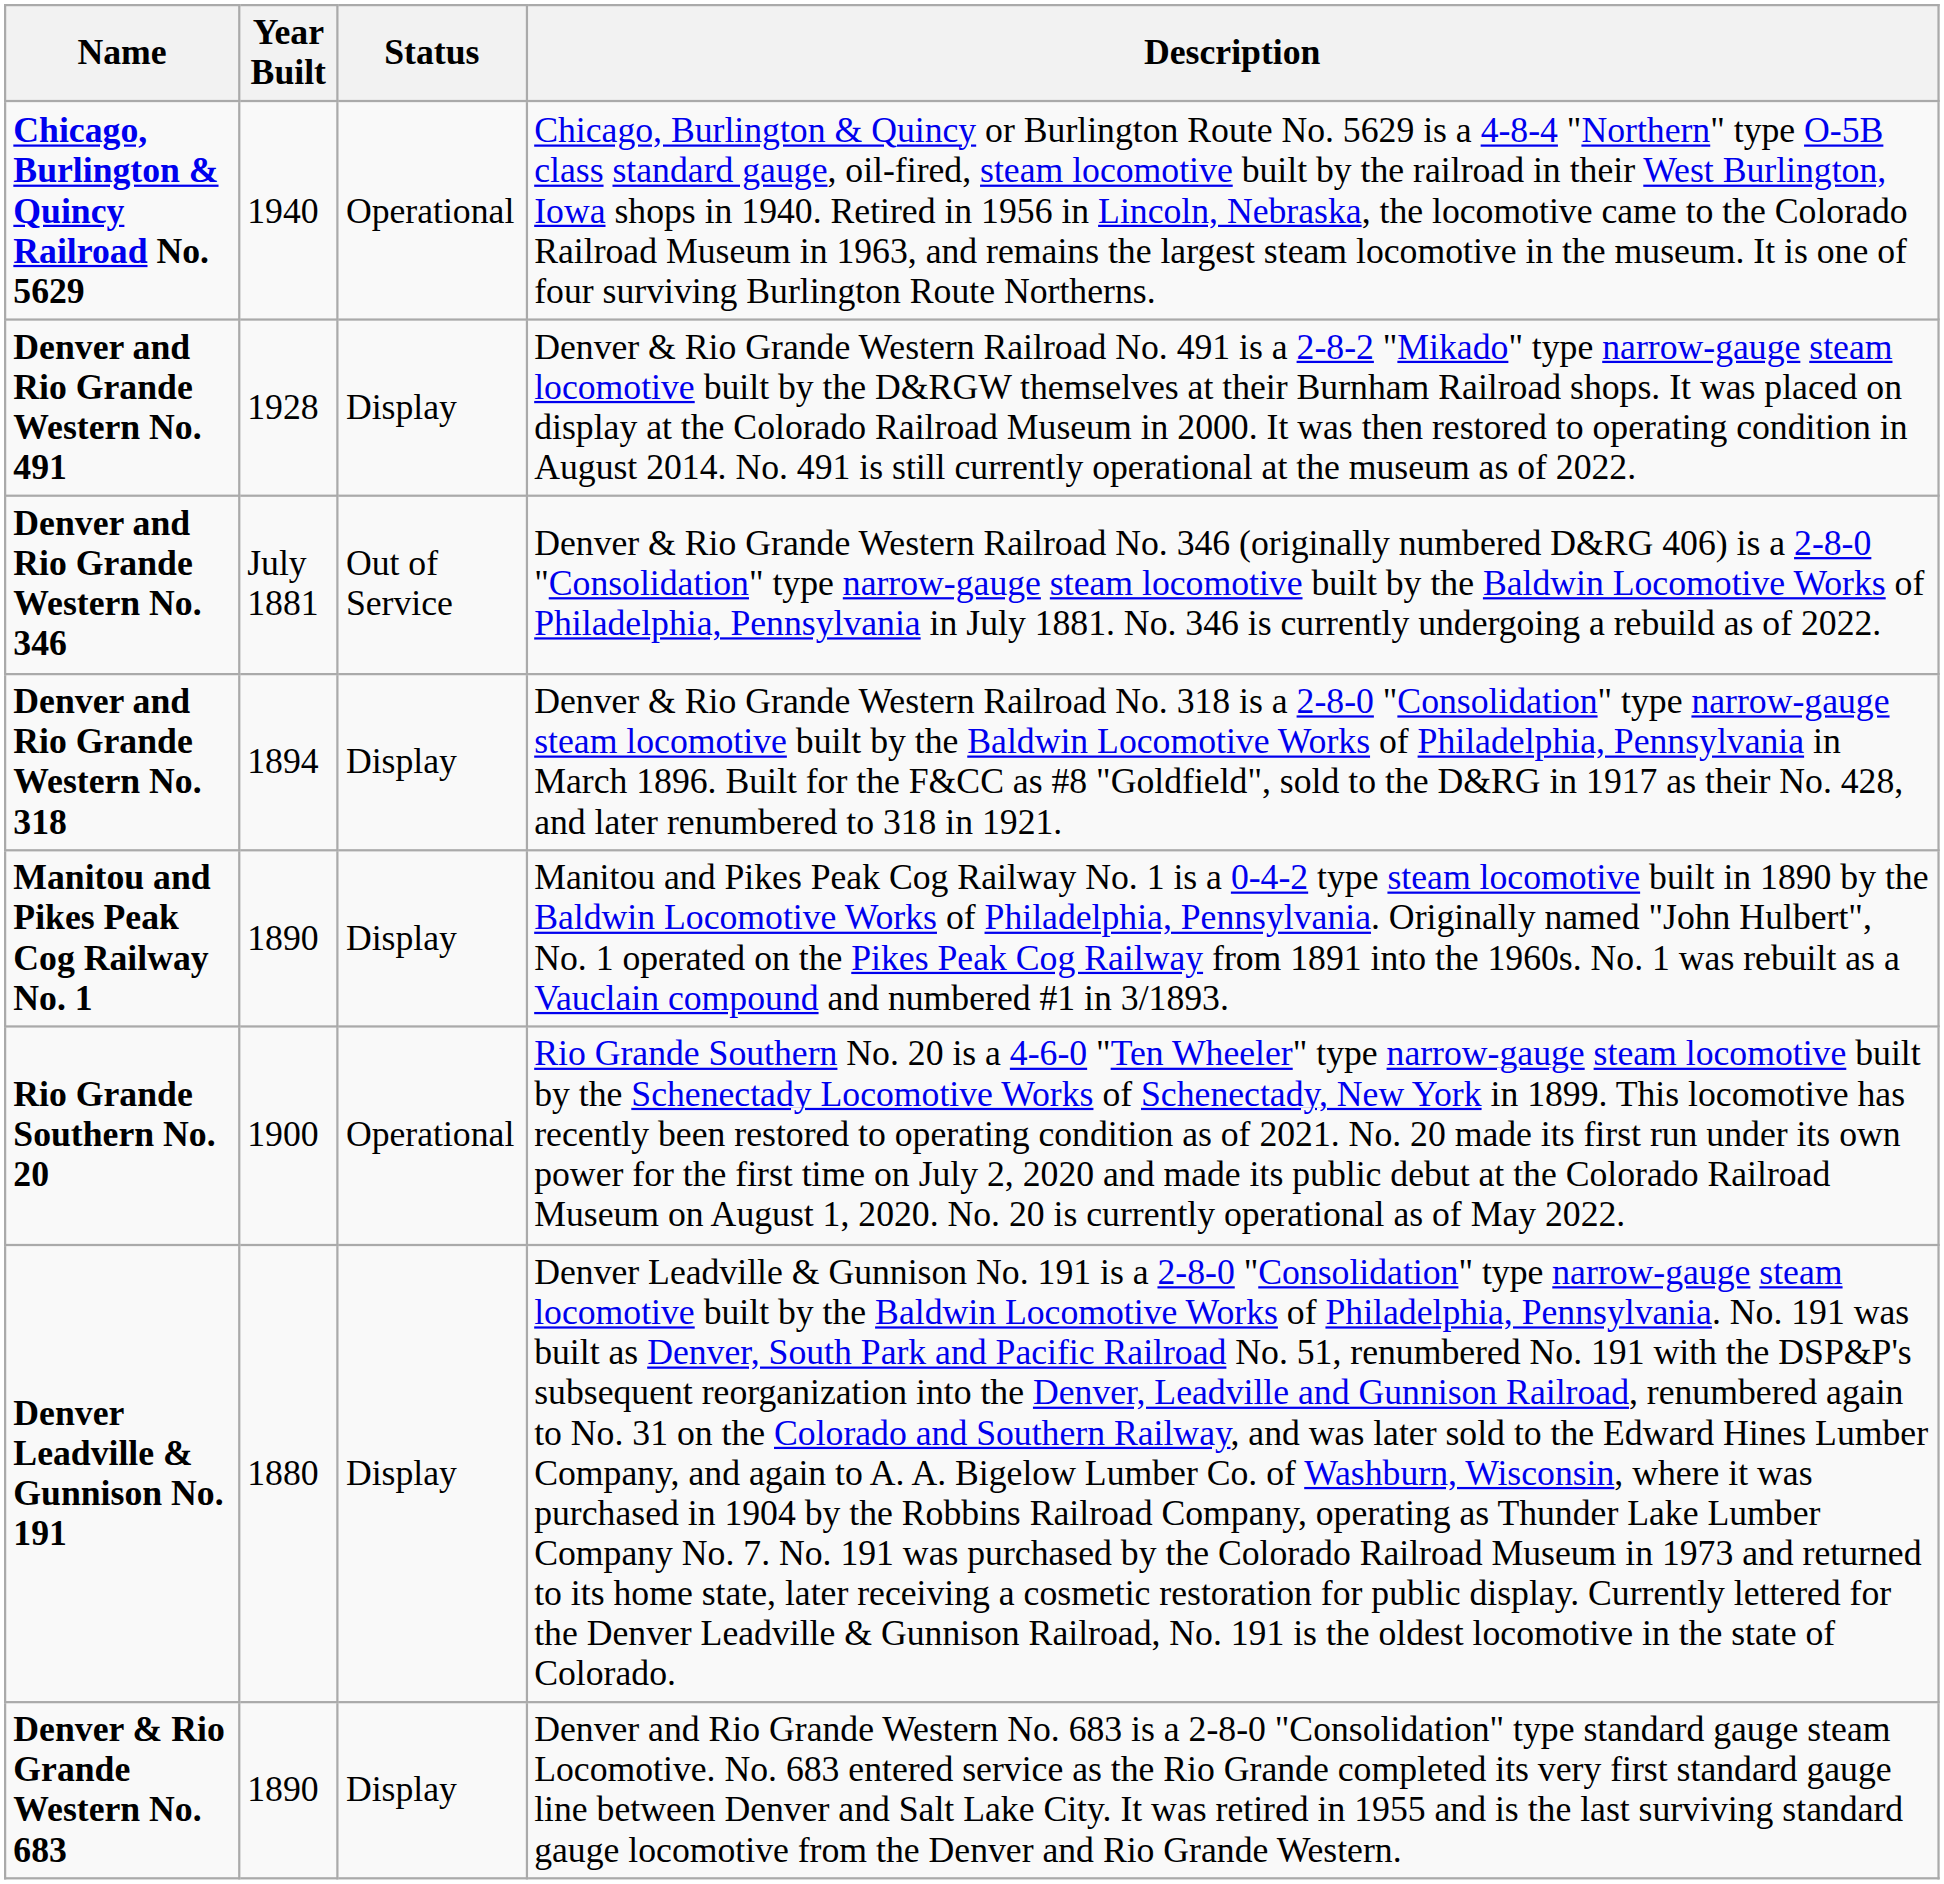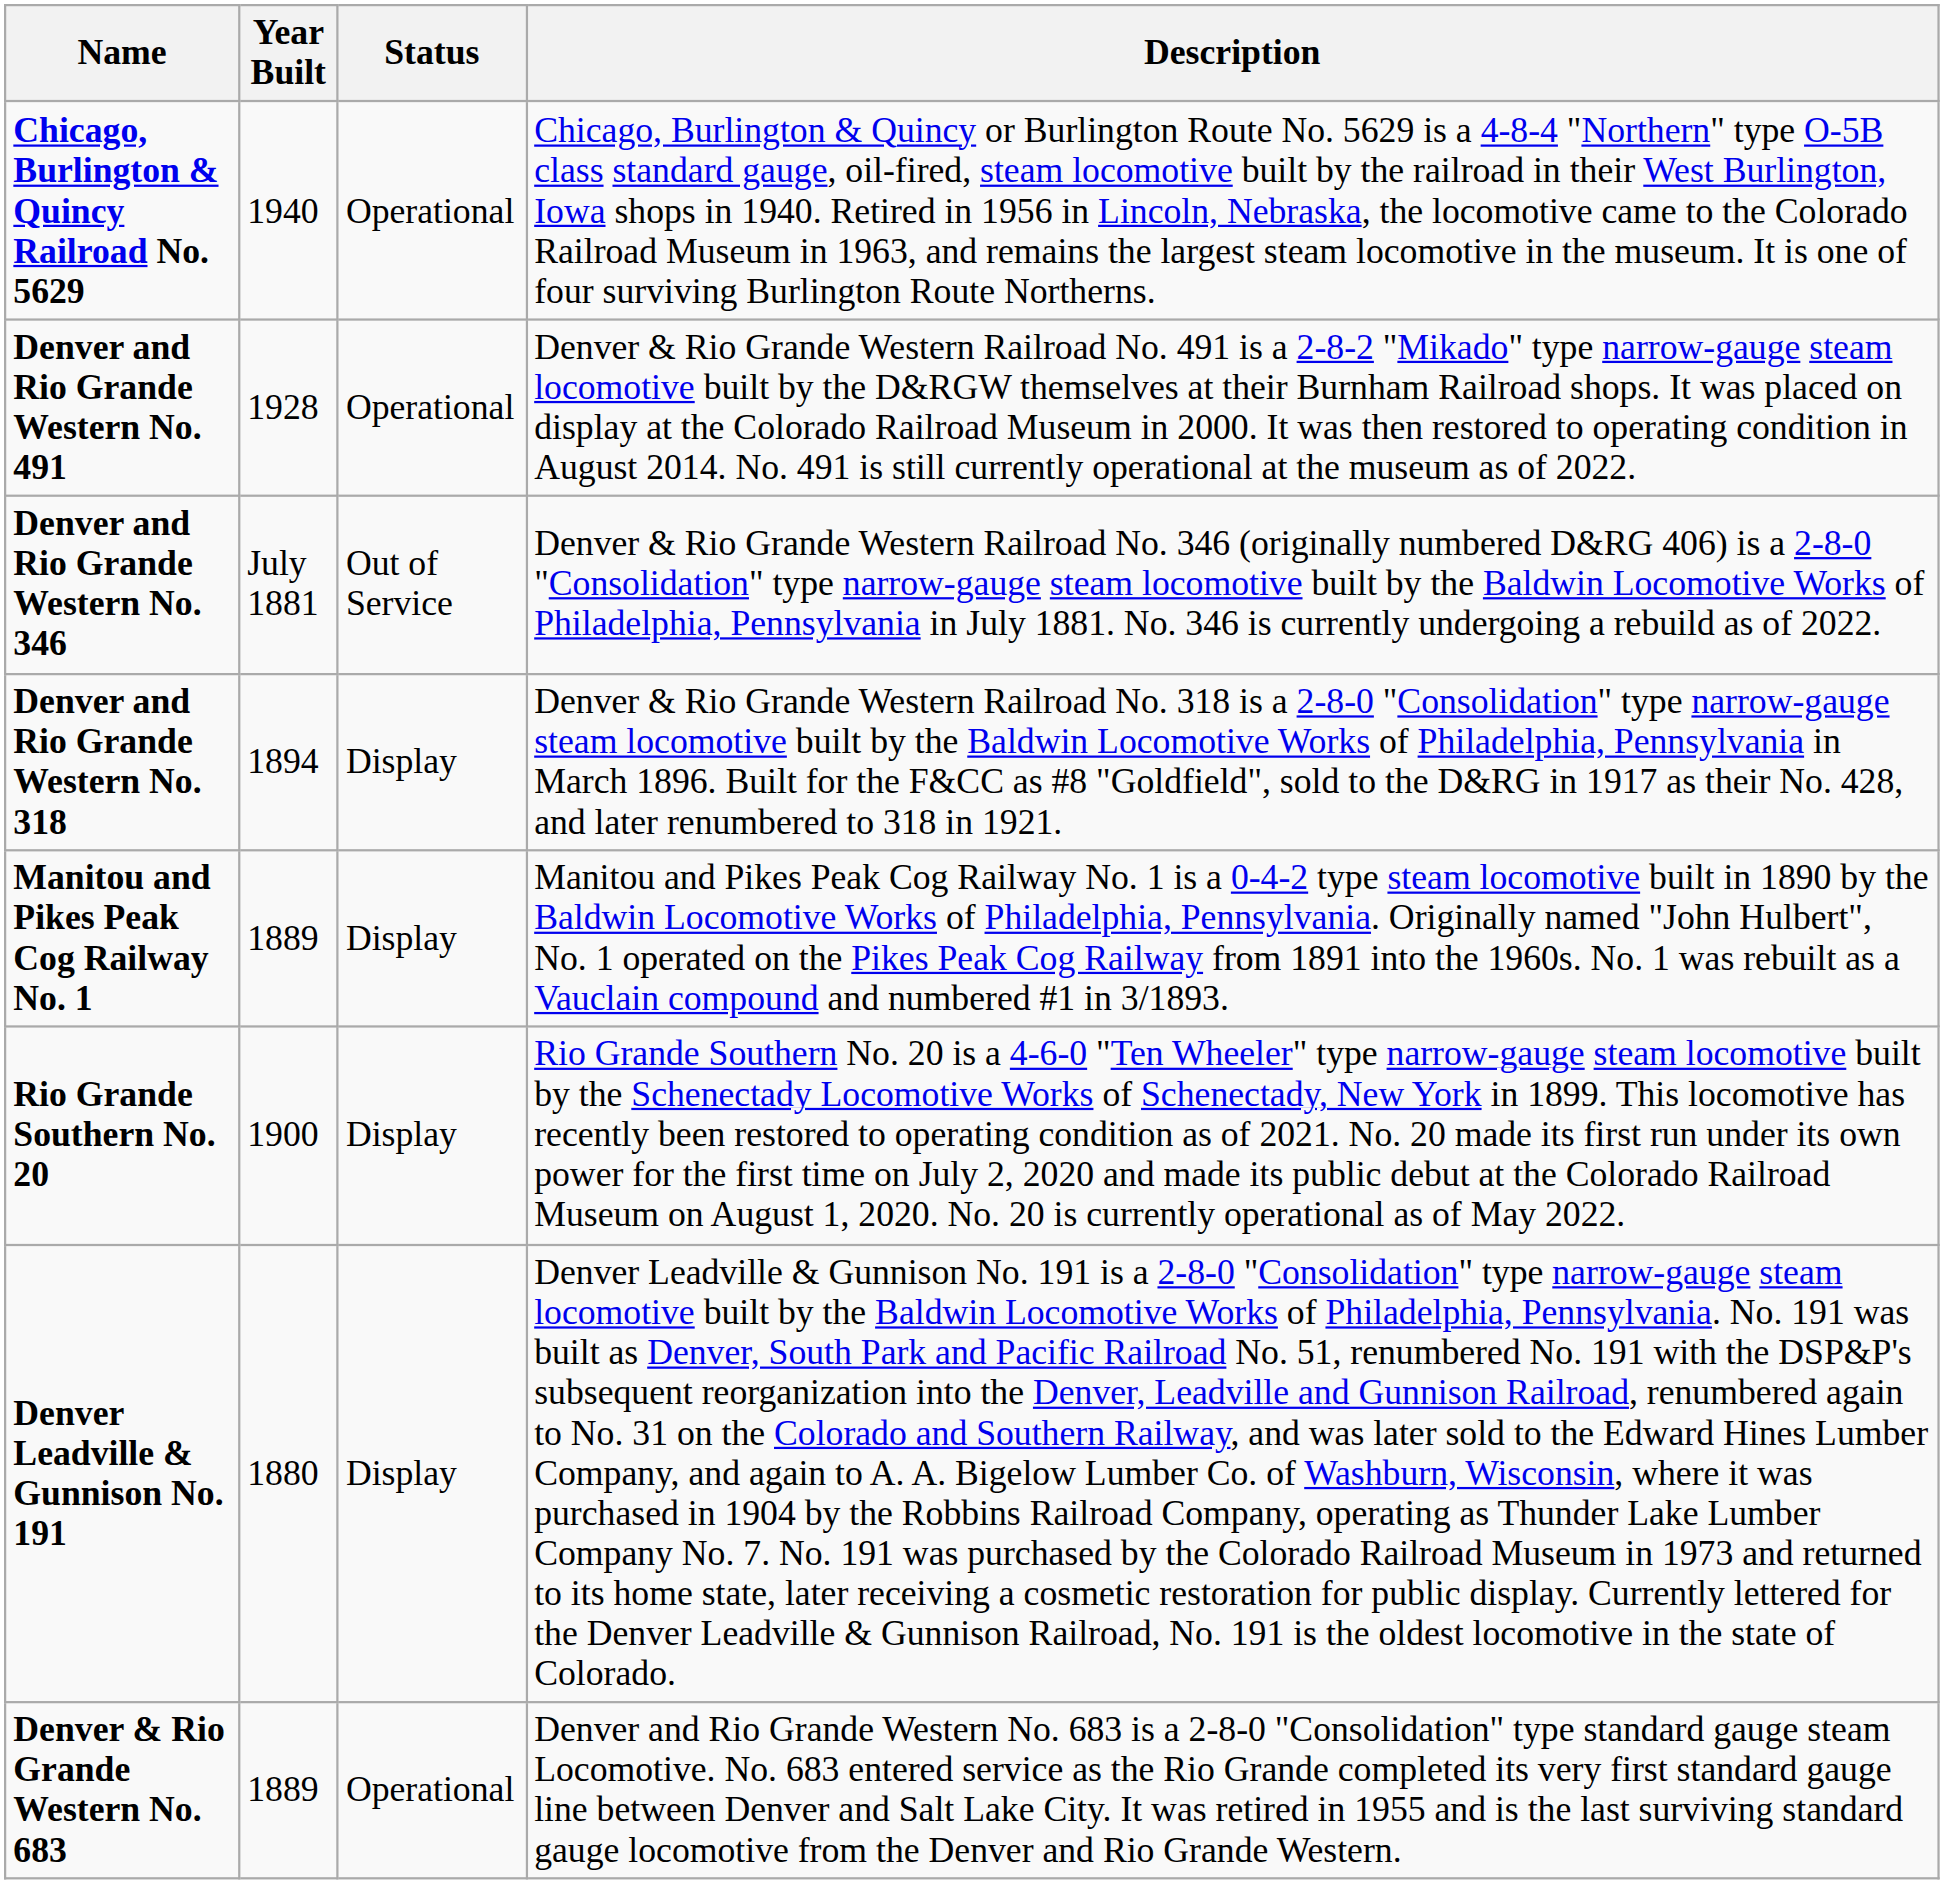(401, 406) Display -> (430, 406) Operational
(283, 937) 1890 -> (283, 937) 1889
(430, 1134) Operational -> (401, 1134) Display
(283, 1790) 1890 -> (283, 1790) 1889
(401, 1790) Display -> (430, 1790) Operational
